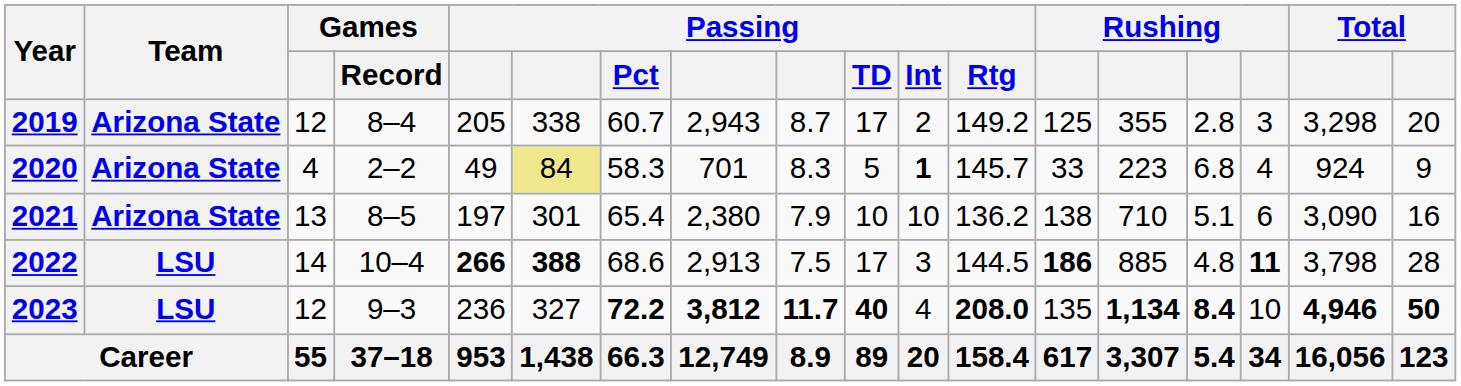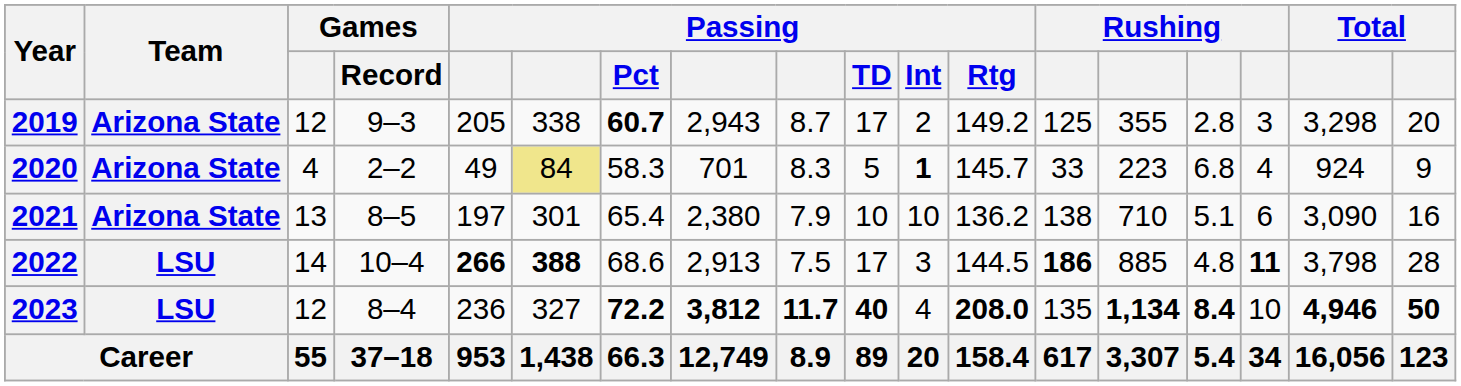(392, 121) 8–4 -> (392, 121) 9–3
(636, 121) normal -> (636, 121) bold
(392, 309) 9–3 -> (392, 309) 8–4
